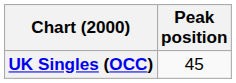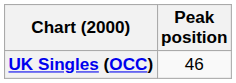(194, 64) 45 -> (194, 64) 46
